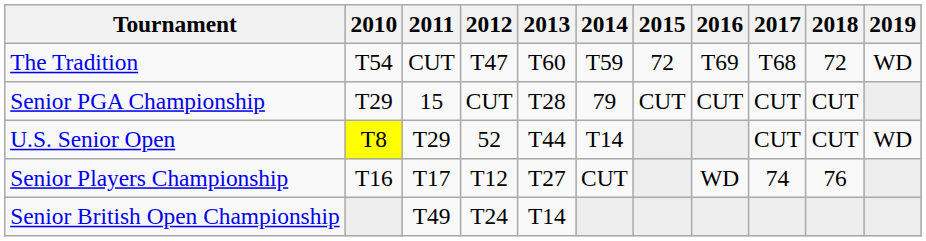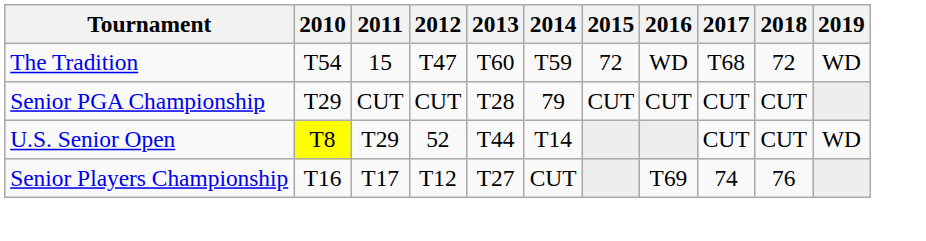(432, 62) CUT -> (380, 62) 15
(720, 62) T69 -> (668, 62) WD
(432, 101) 15 -> (380, 101) CUT
(720, 178) WD -> (668, 178) T69
- row: (175, 216)
